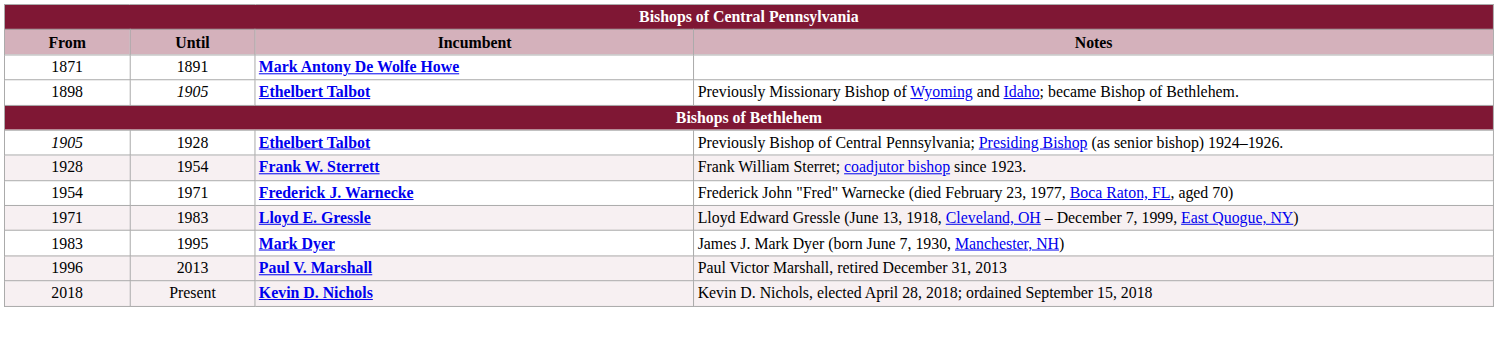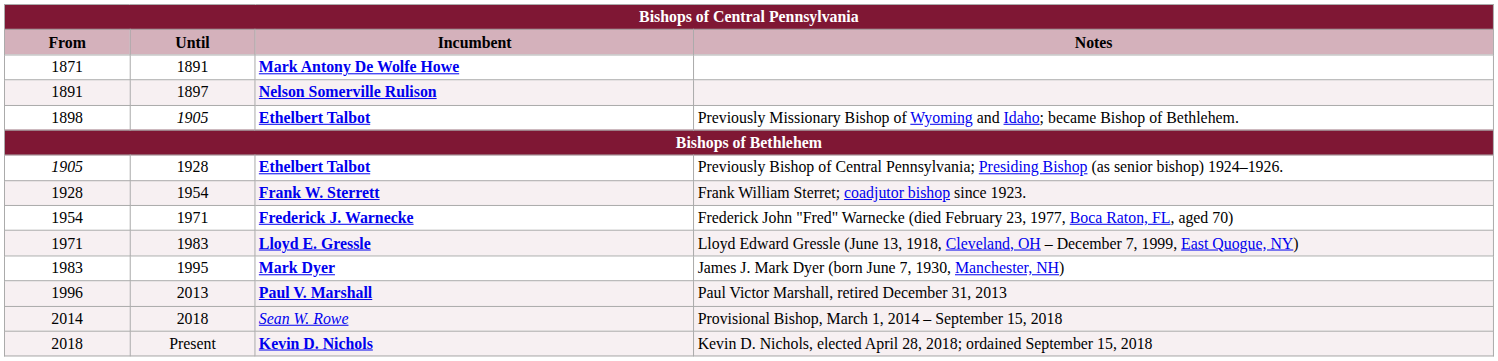+ row: (348, 92)
+ row: (304, 318)
